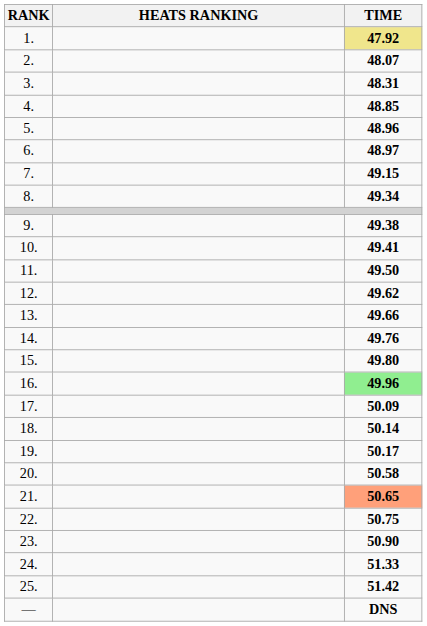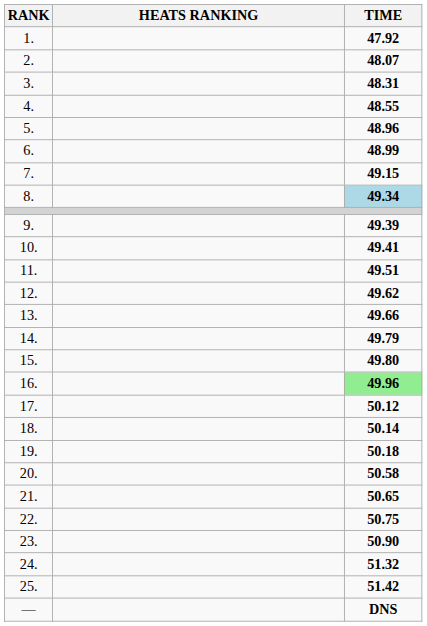(383, 38) khaki background -> (383, 38) no background
(383, 106) 48.85 -> (383, 106) 48.55
(383, 151) 48.97 -> (383, 151) 48.99
(383, 196) no background -> (383, 196) lightblue background
(383, 225) 49.38 -> (383, 225) 49.39
(383, 270) 49.50 -> (383, 270) 49.51
(383, 338) 49.76 -> (383, 338) 49.79
(383, 406) 50.09 -> (383, 406) 50.12
(383, 451) 50.17 -> (383, 451) 50.18
(383, 496) lightsalmon background -> (383, 496) no background
(383, 564) 51.33 -> (383, 564) 51.32
